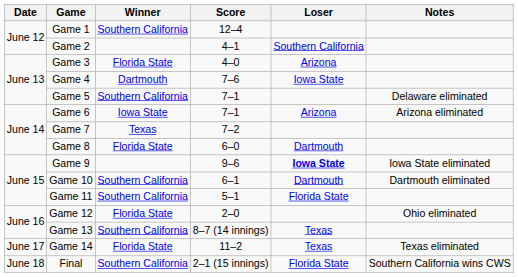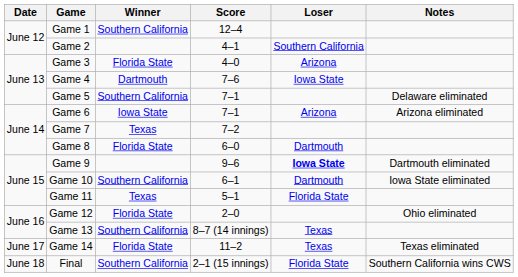(440, 163) Iowa State eliminated -> (440, 163) Dartmouth eliminated
(440, 180) Dartmouth eliminated -> (440, 180) Iowa State eliminated
(143, 197) Southern California -> (143, 197) Texas
